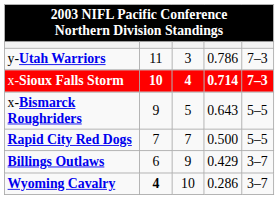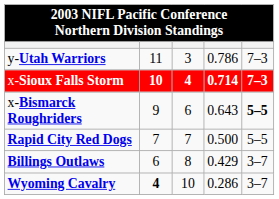(188, 110) 5 -> (188, 110) 6
(257, 110) normal -> (257, 110) bold
(188, 161) 9 -> (188, 161) 8
